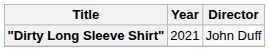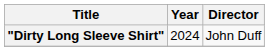(185, 35) 2021 -> (185, 35) 2024
